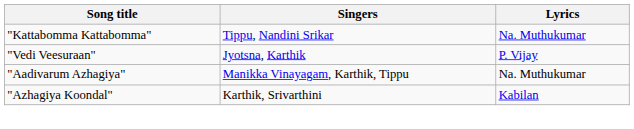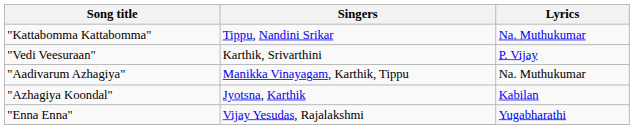(264, 54) Jyotsna, Karthik -> (272, 54) Karthik, Srivarthini
(272, 94) Karthik, Srivarthini -> (264, 94) Jyotsna, Karthik
+ row: (40, 114)
